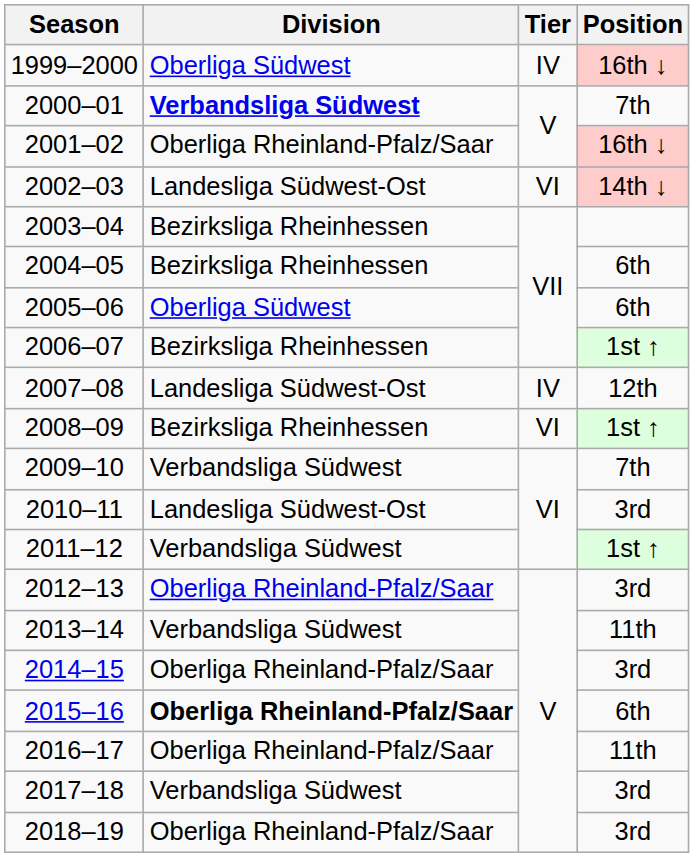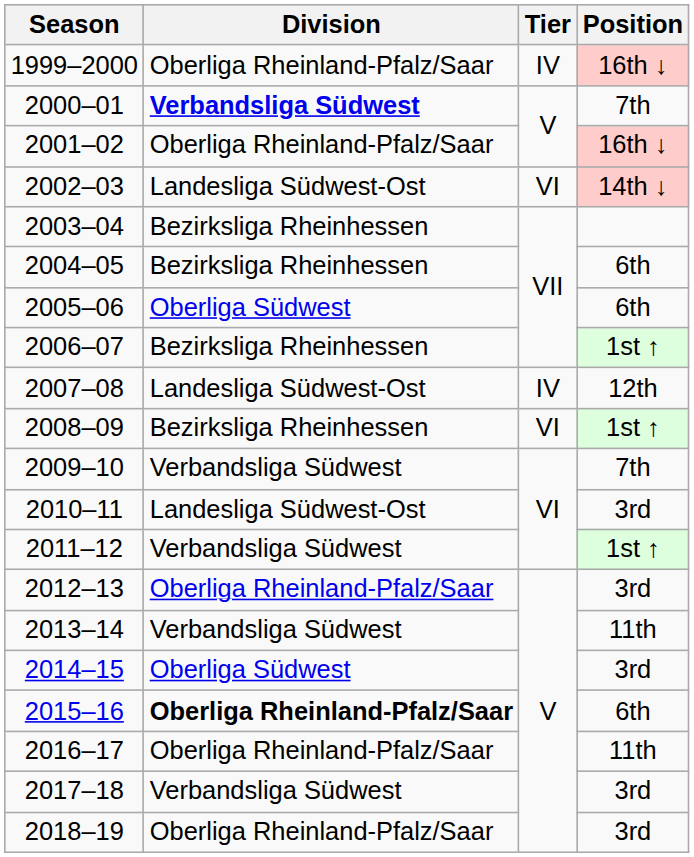(250, 65) Oberliga Südwest -> (322, 65) Oberliga Rheinland-Pfalz/Saar
(322, 670) Oberliga Rheinland-Pfalz/Saar -> (250, 670) Oberliga Südwest
